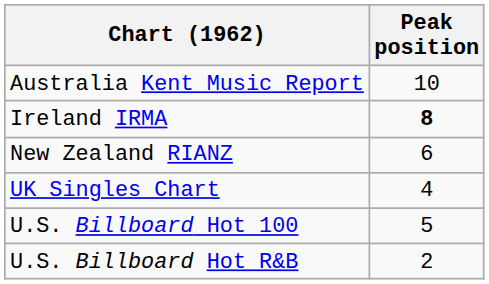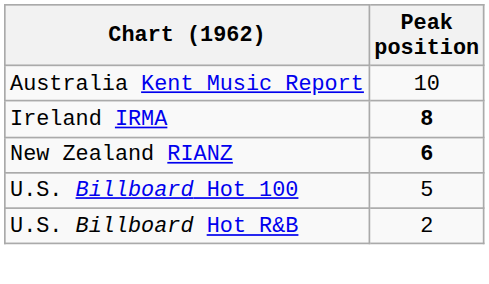(427, 155) normal -> (427, 155) bold
- row: (115, 190)
